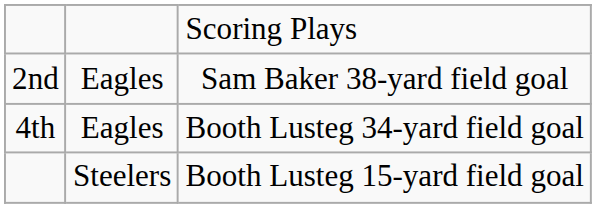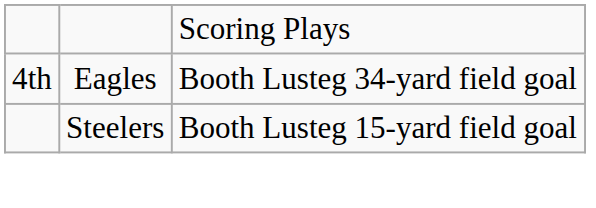- row: (35, 78)
